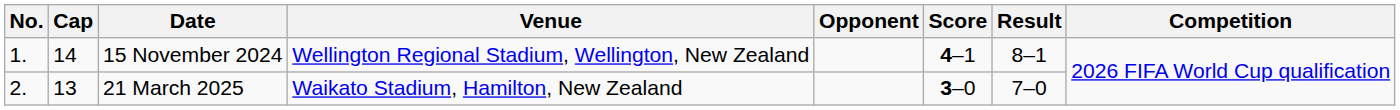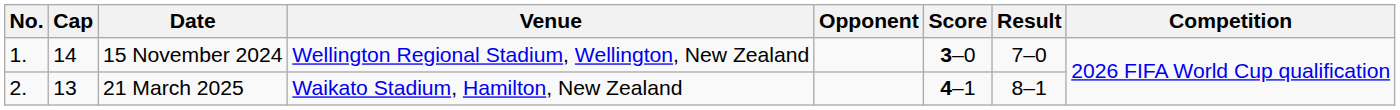(958, 54) 4–1 -> (958, 54) 3–0
(1029, 54) 8–1 -> (1029, 54) 7–0
(958, 88) 3–0 -> (958, 88) 4–1
(1029, 88) 7–0 -> (1029, 88) 8–1
